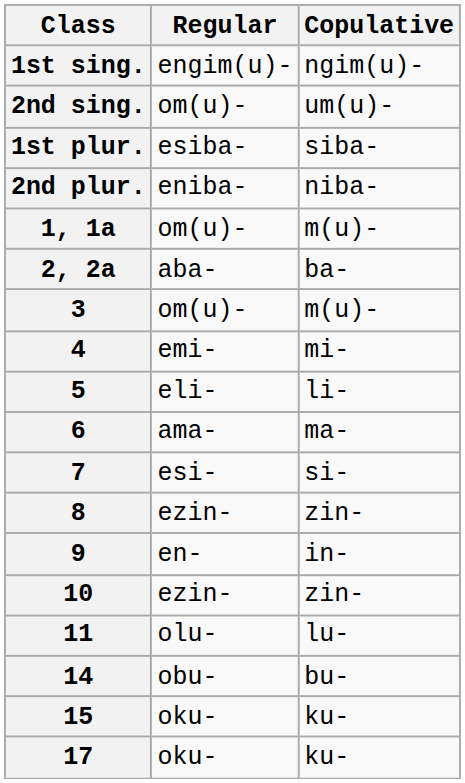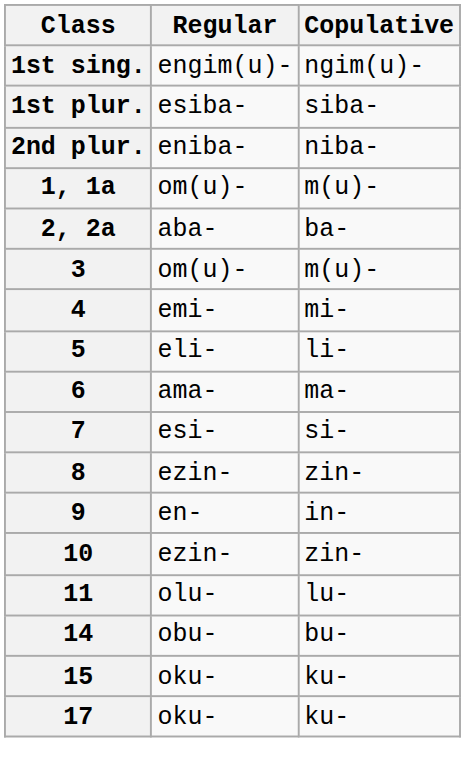- row: (78, 107)
